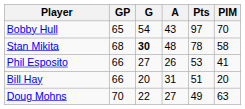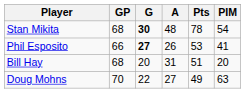- row: (32, 29)
(223, 46) 58 -> (223, 29) 54
(144, 63) normal -> (144, 46) bold
(118, 79) 66 -> (118, 63) 68
